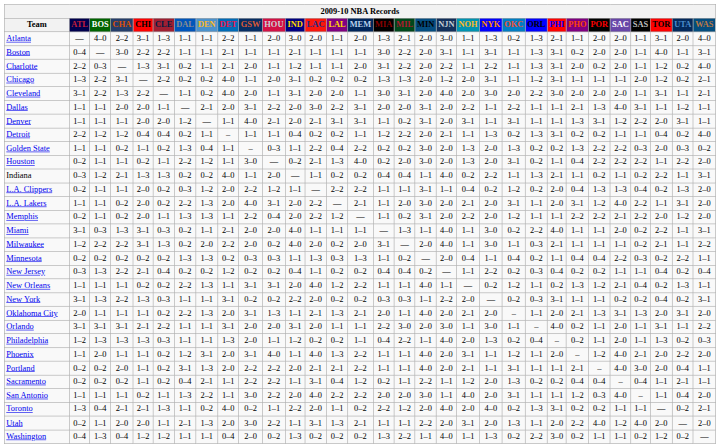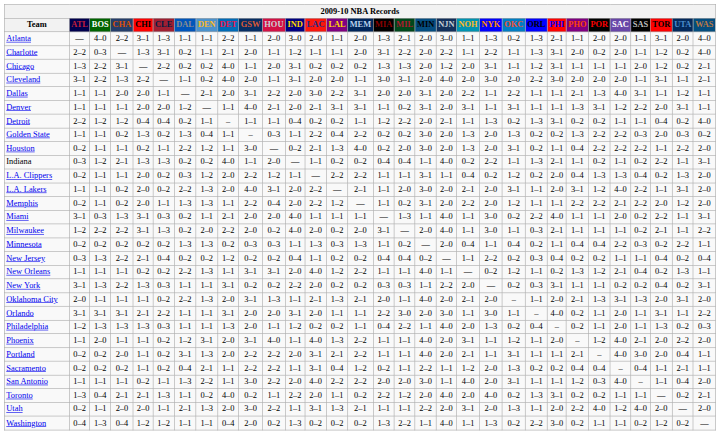- row: (18, 52)
(143, 148) 1–1 -> (143, 134) 1–3
(316, 367) 2–1 -> (316, 354) 3–1
